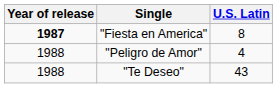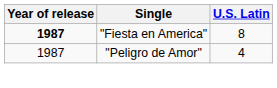(51, 53) 1988 -> (51, 53) 1987
- row: (154, 72)
